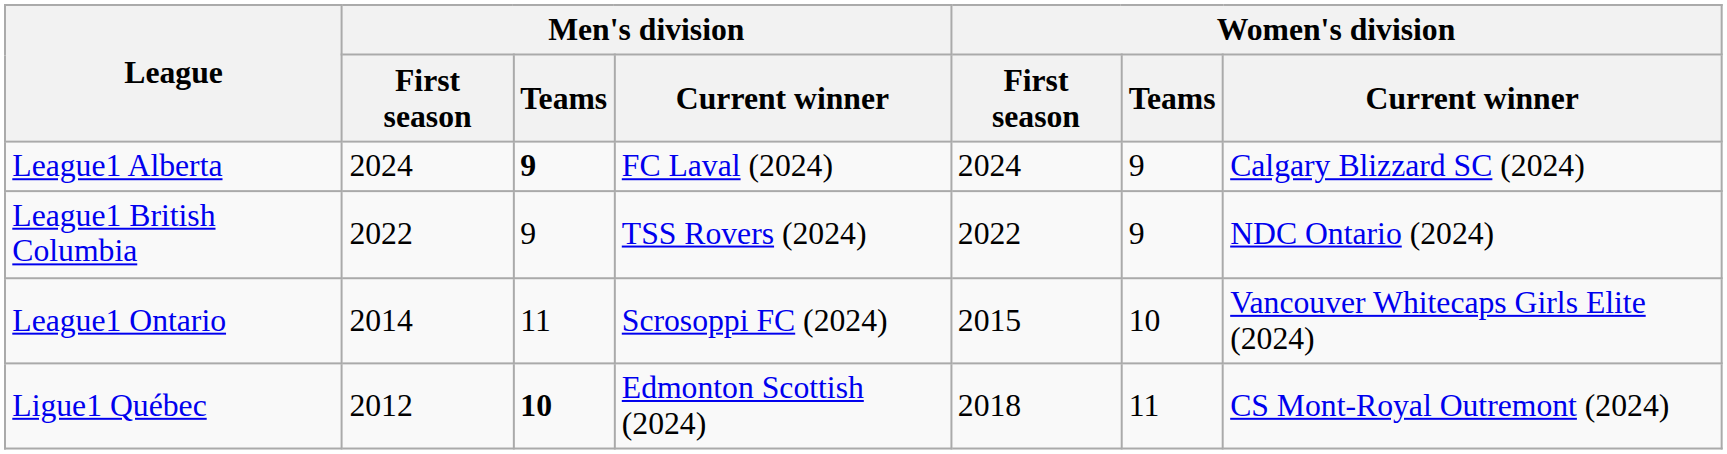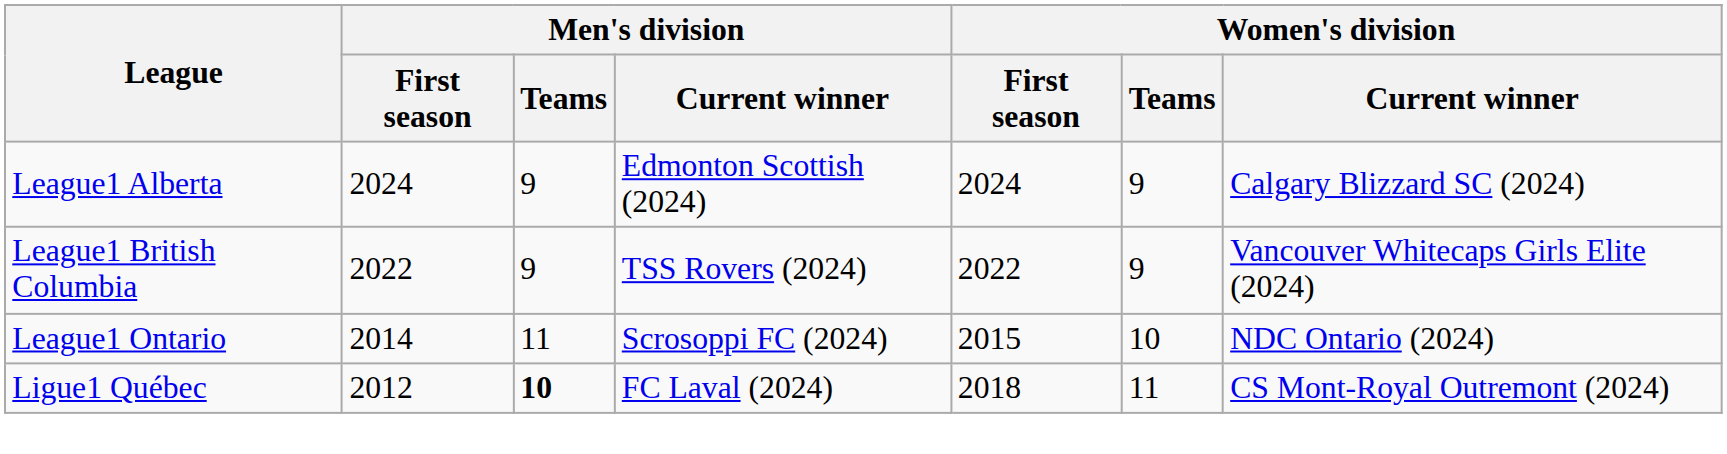(528, 165) bold -> (528, 183) normal
(727, 165) FC Laval (2024) -> (743, 183) Edmonton Scottish (2024)
(1362, 233) NDC Ontario (2024) -> (1438, 269) Vancouver Whitecaps Girls Elite (2024)
(1438, 319) Vancouver Whitecaps Girls Elite (2024) -> (1362, 337) NDC Ontario (2024)
(743, 405) Edmonton Scottish (2024) -> (727, 387) FC Laval (2024)
